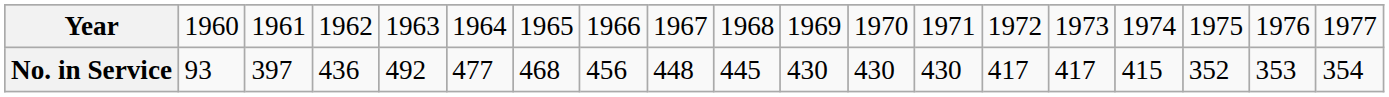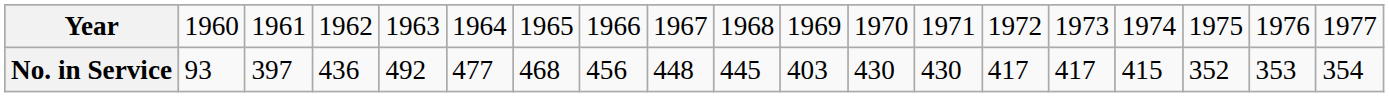(807, 69) 430 -> (807, 69) 403
